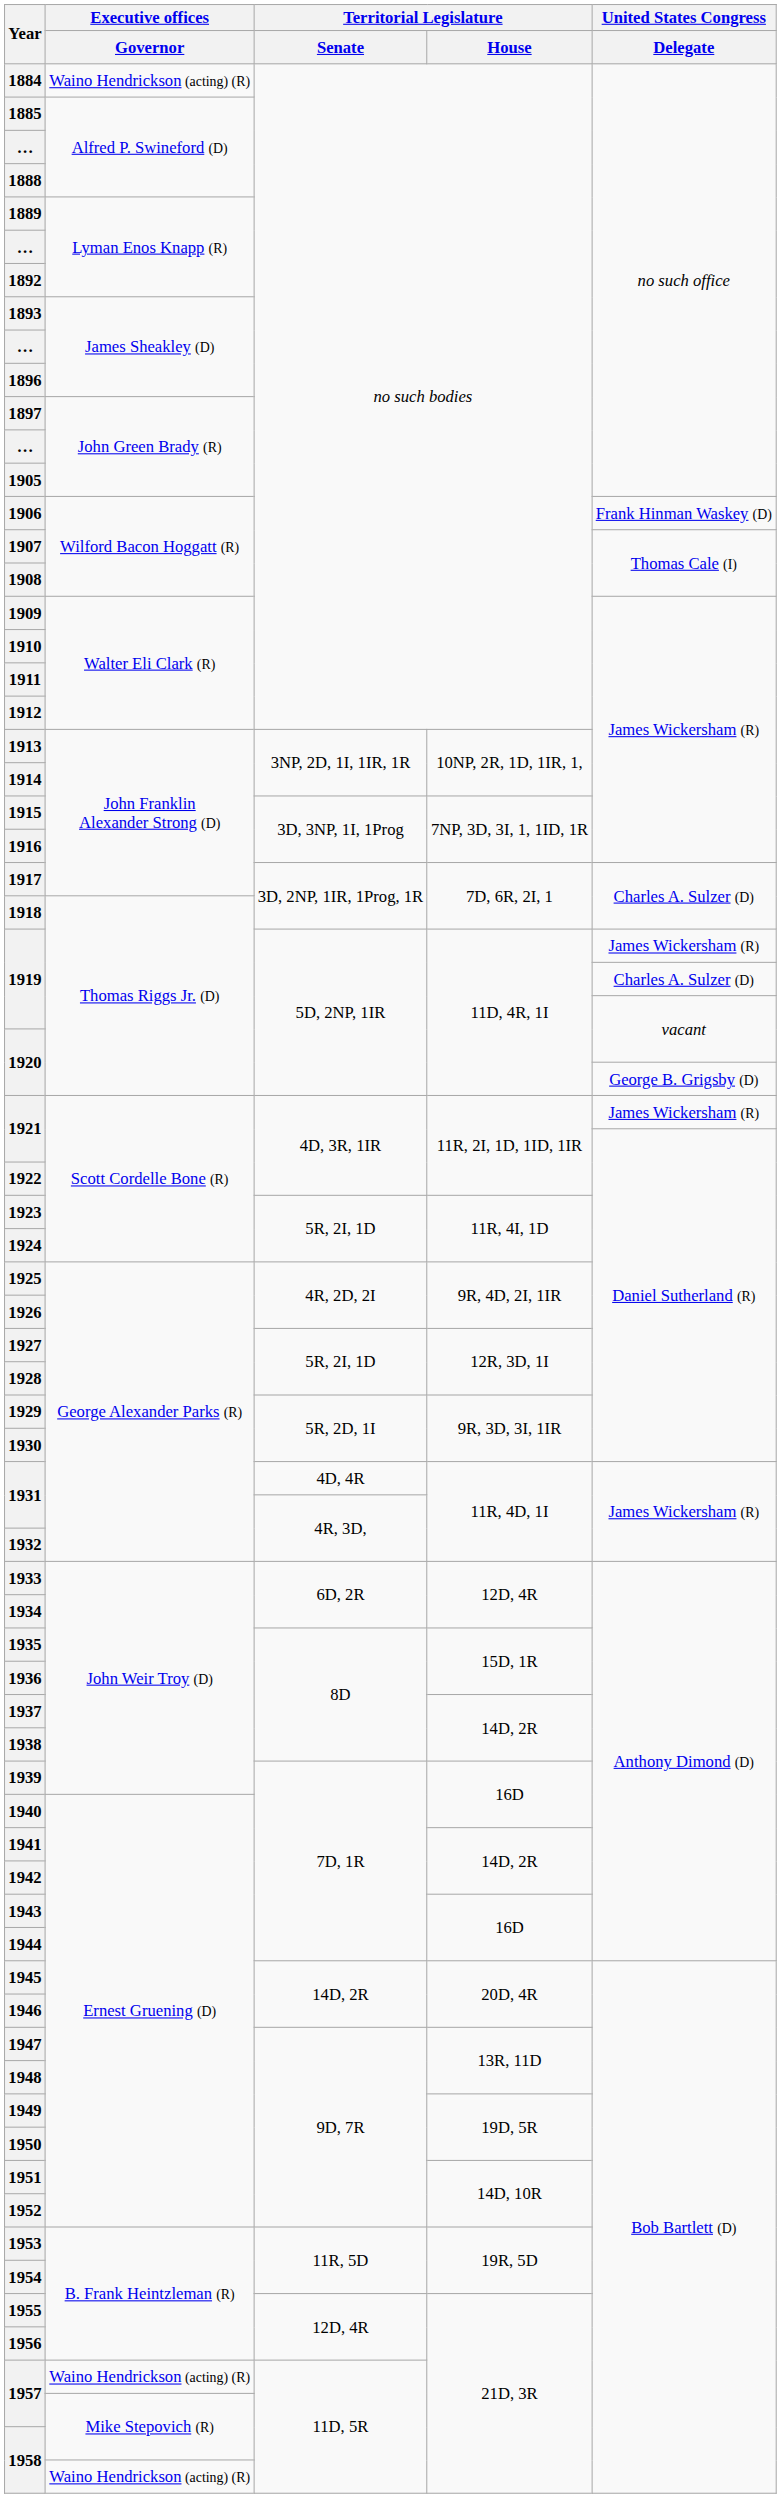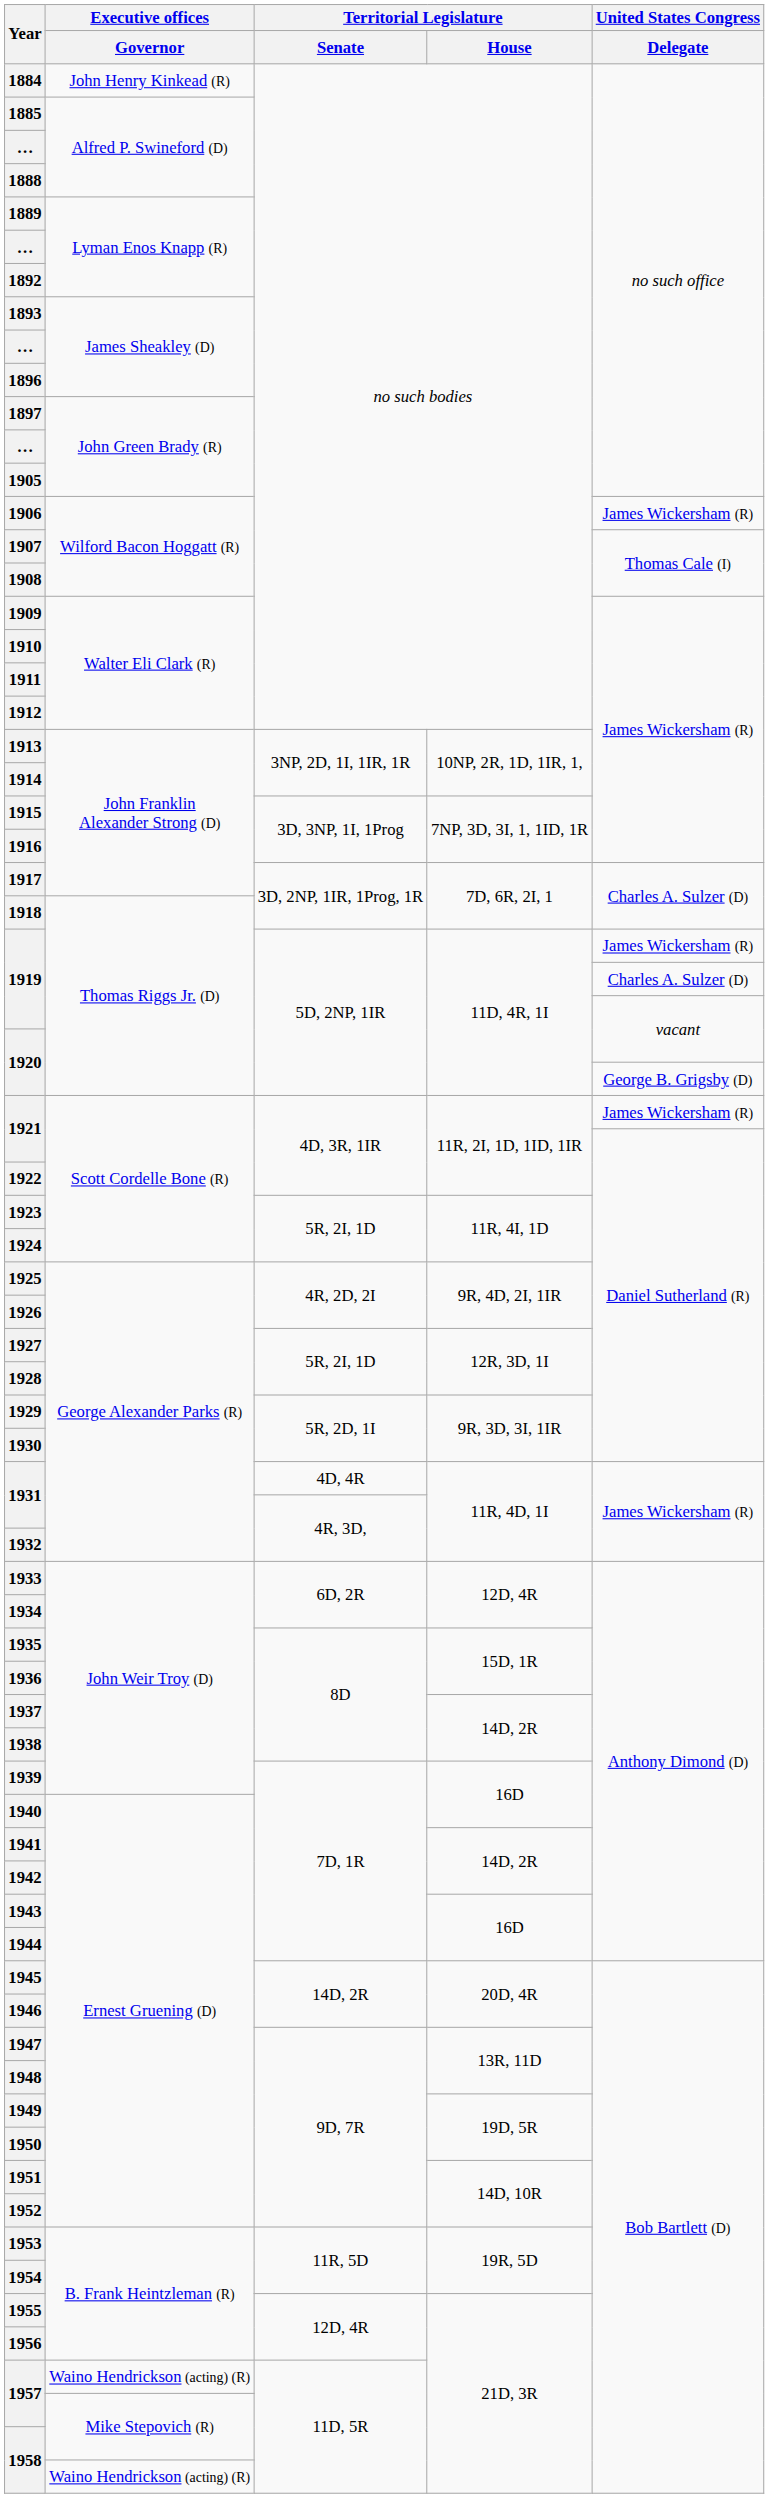(150, 80) Waino Hendrickson (acting) (R) -> (150, 80) John Henry Kinkead (R)
(684, 513) Frank Hinman Waskey (D) -> (678, 513) James Wickersham (R)
